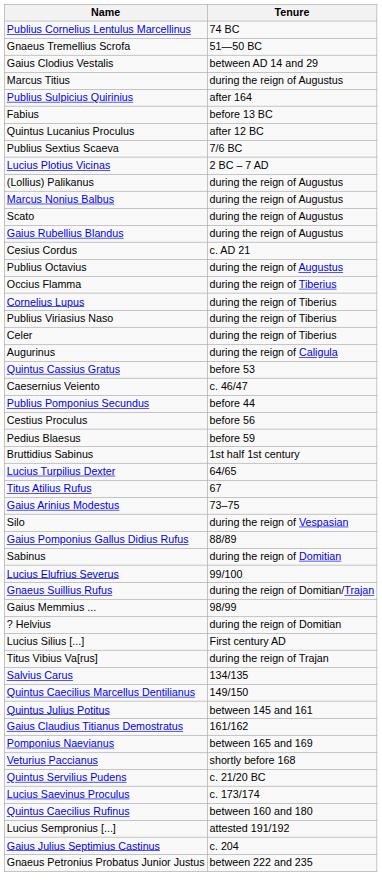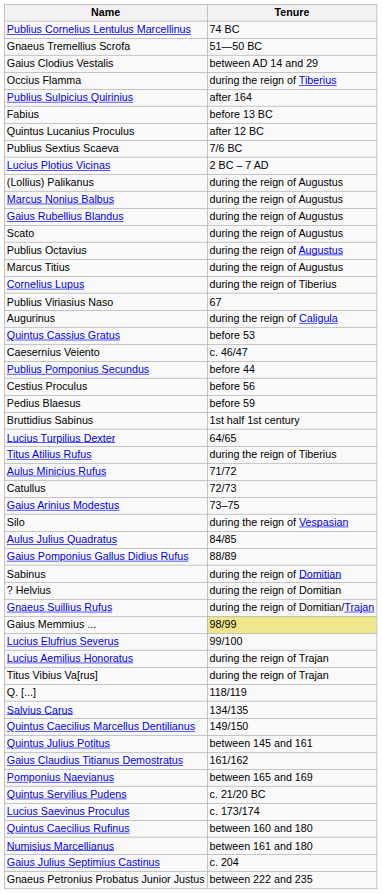rows swapped: (38, 81) <-> (44, 285)
rows swapped: (21, 217) <-> (65, 234)
- row: (42, 251)
(273, 319) during the reign of Tiberius -> (216, 302) 67
- row: (20, 336)
(216, 489) 67 -> (273, 455) during the reign of Tiberius
+ row: (57, 472)
+ row: (26, 489)
+ row: (62, 540)
rows swapped: (29, 625) <-> (63, 574)
(223, 608) no background -> (223, 625) khaki background
- row: (46, 642)
+ row: (70, 659)
+ row: (21, 693)
- row: (52, 761)
+ row: (60, 846)
- row: (61, 829)
